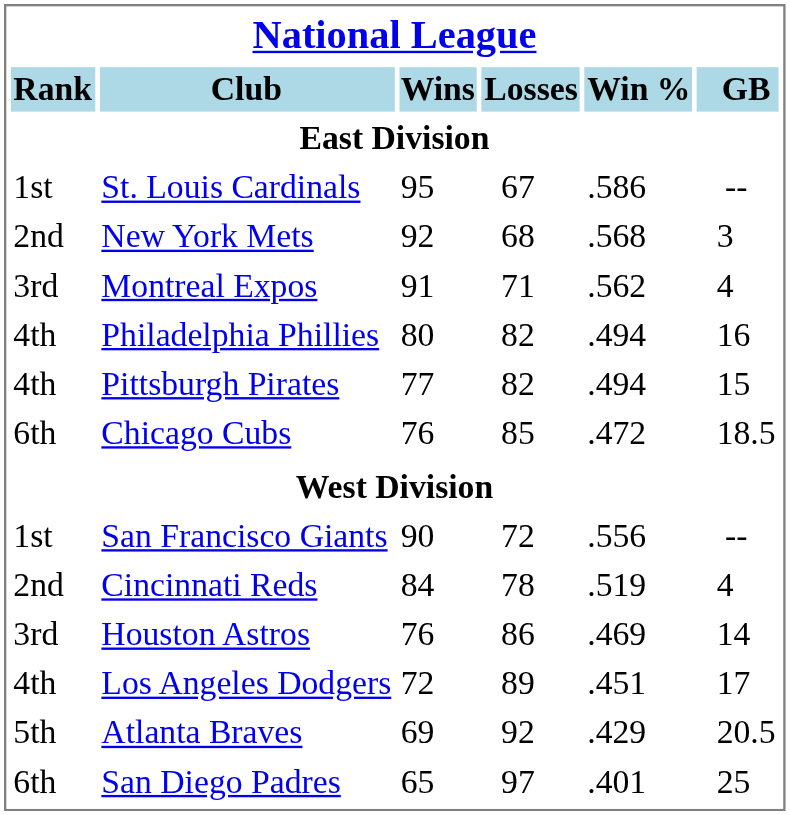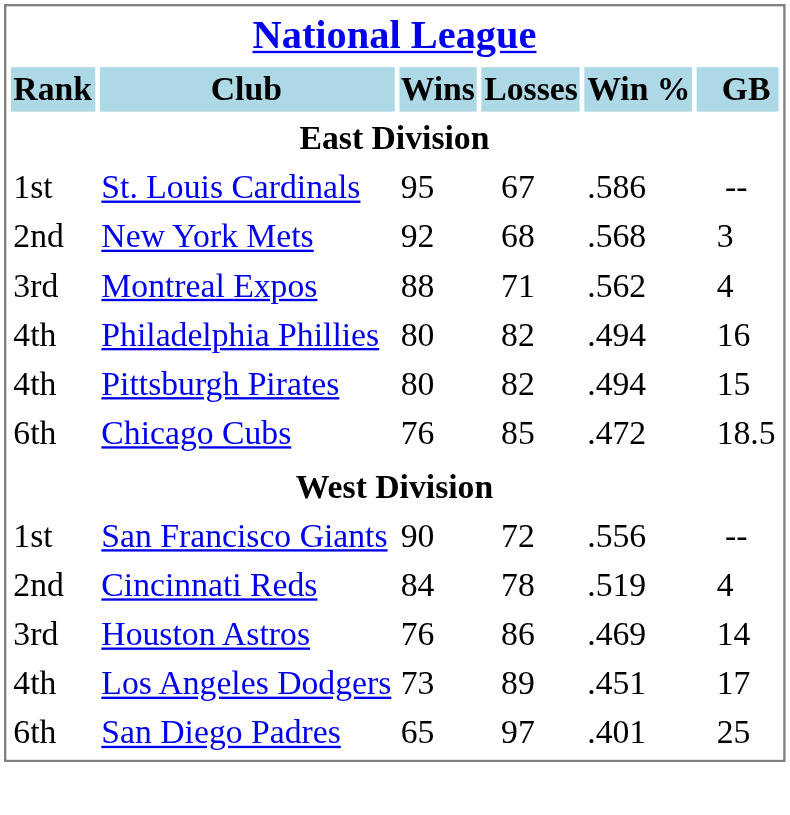(418, 285) 91 -> (418, 285) 88
(418, 383) 77 -> (418, 383) 80
(418, 683) 72 -> (418, 683) 73
- row: (202, 732)
